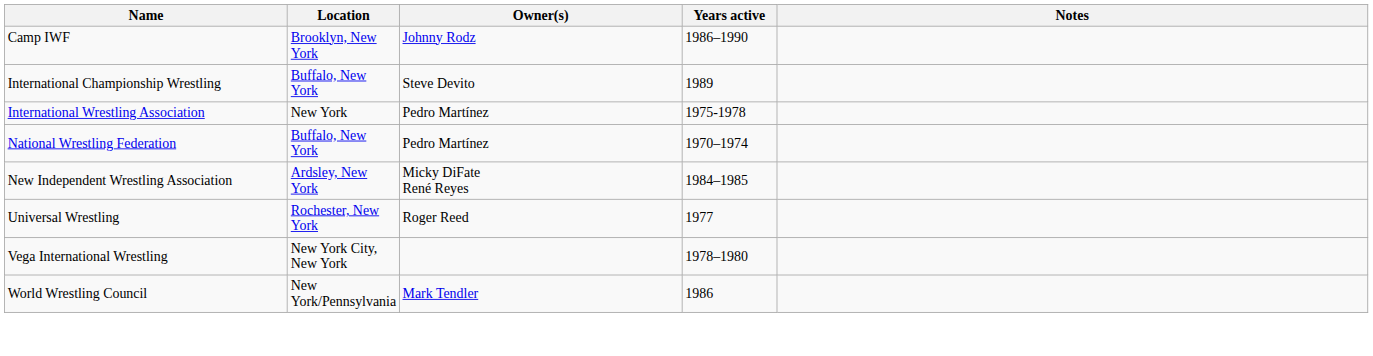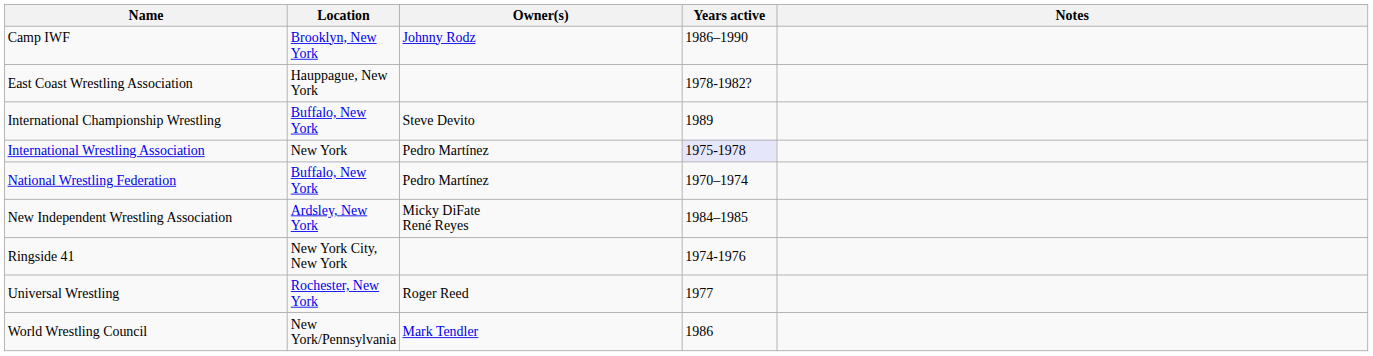+ row: (100, 83)
(715, 113) no background -> (715, 150) lavender background
+ row: (41, 256)
- row: (88, 256)
